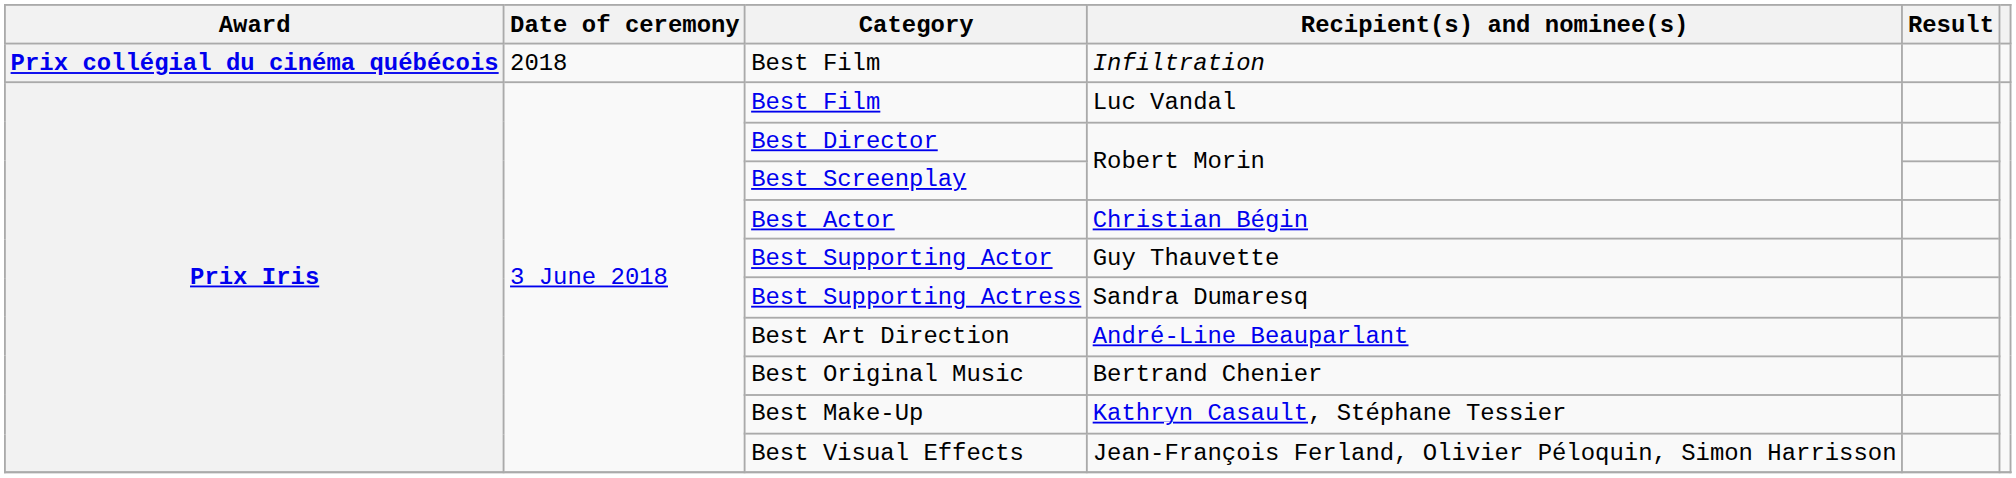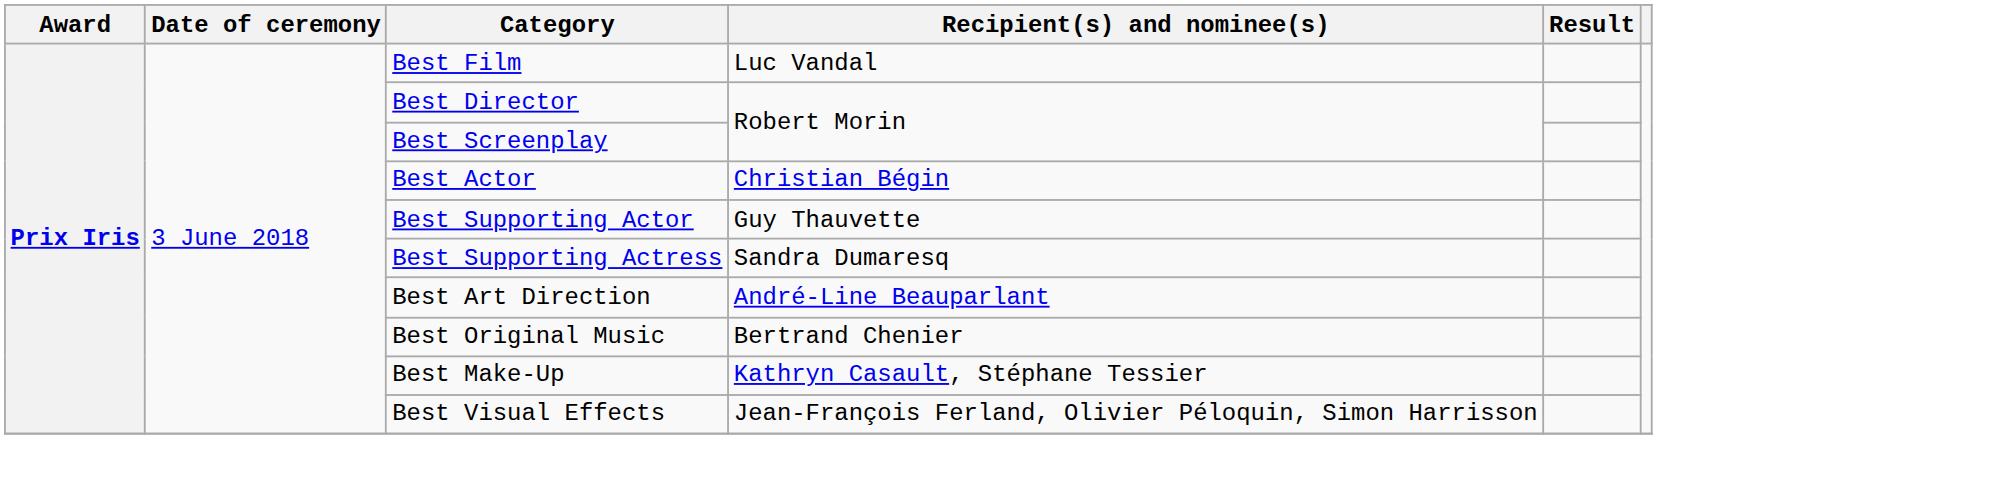- row: (816, 63)
